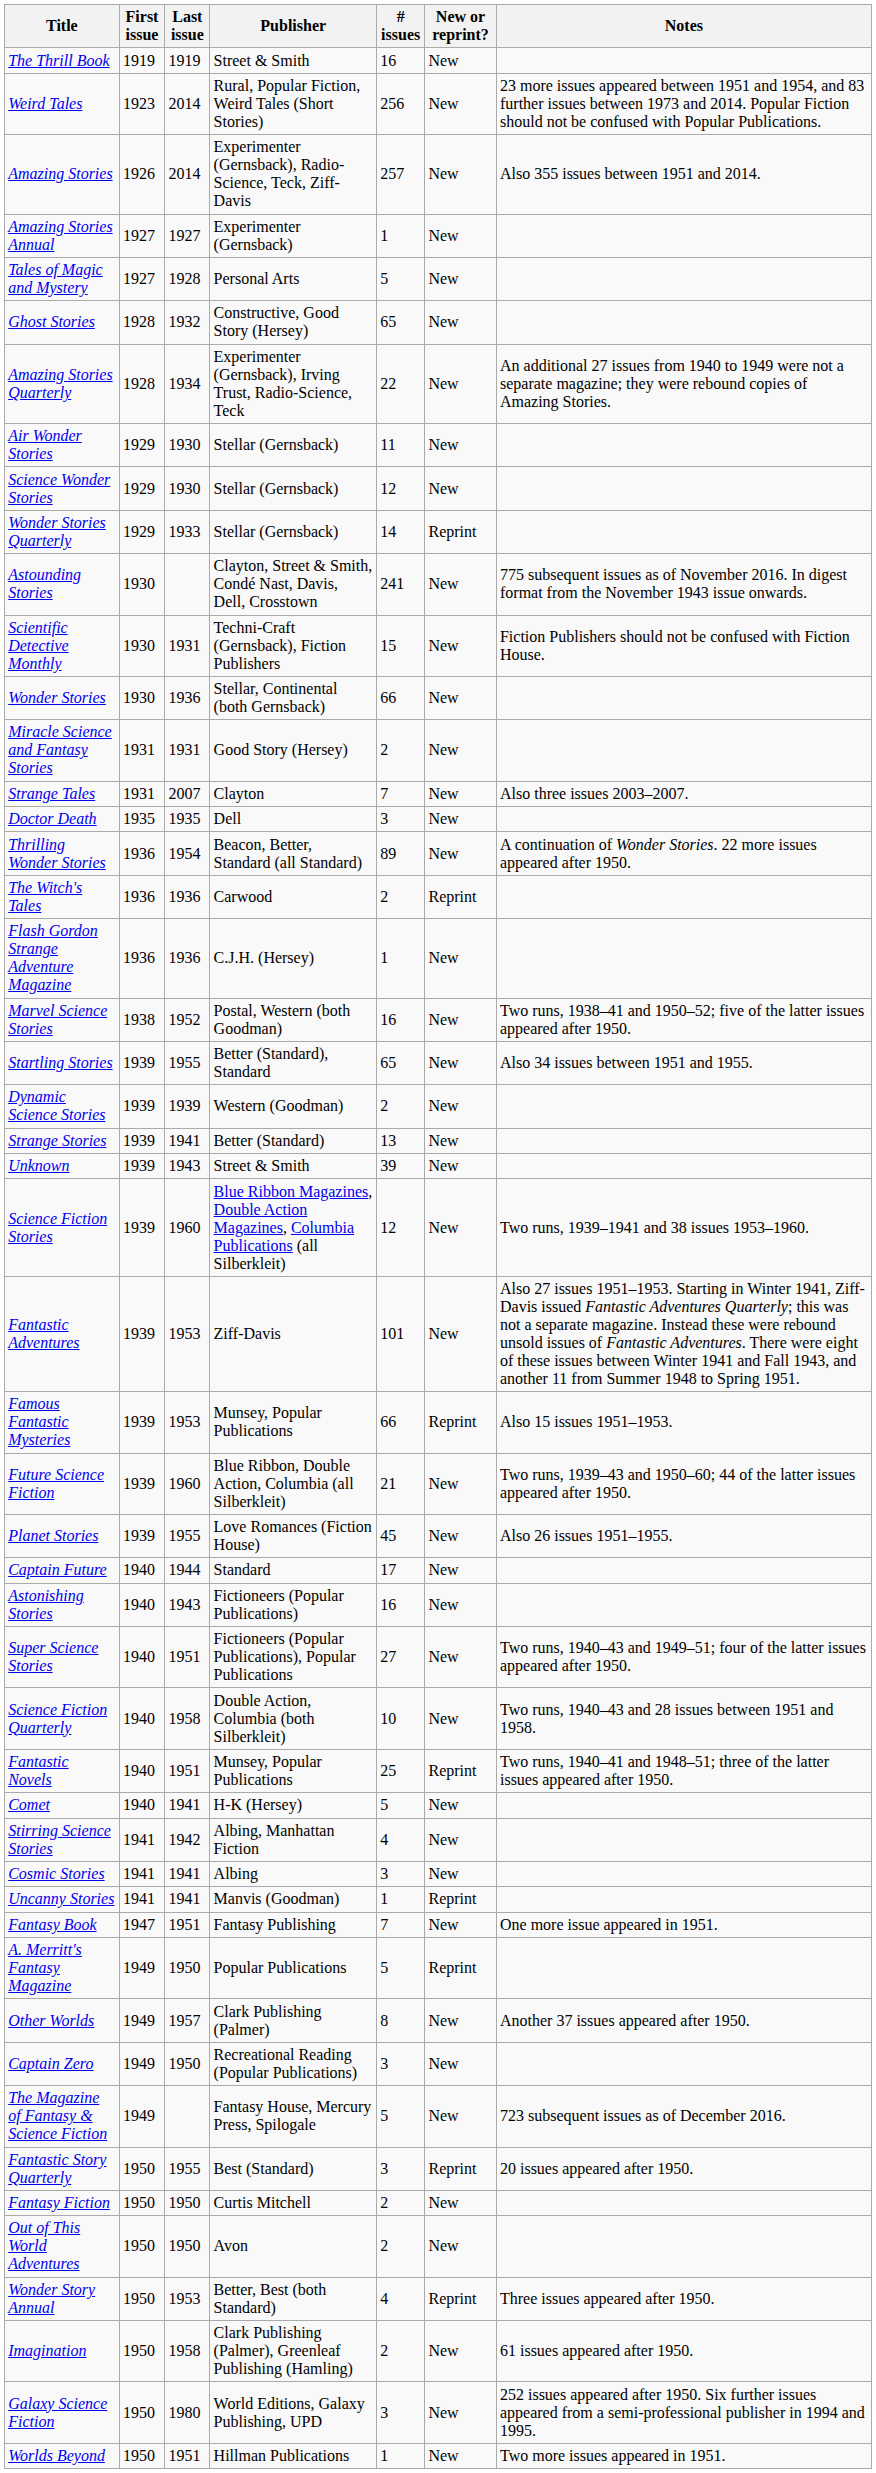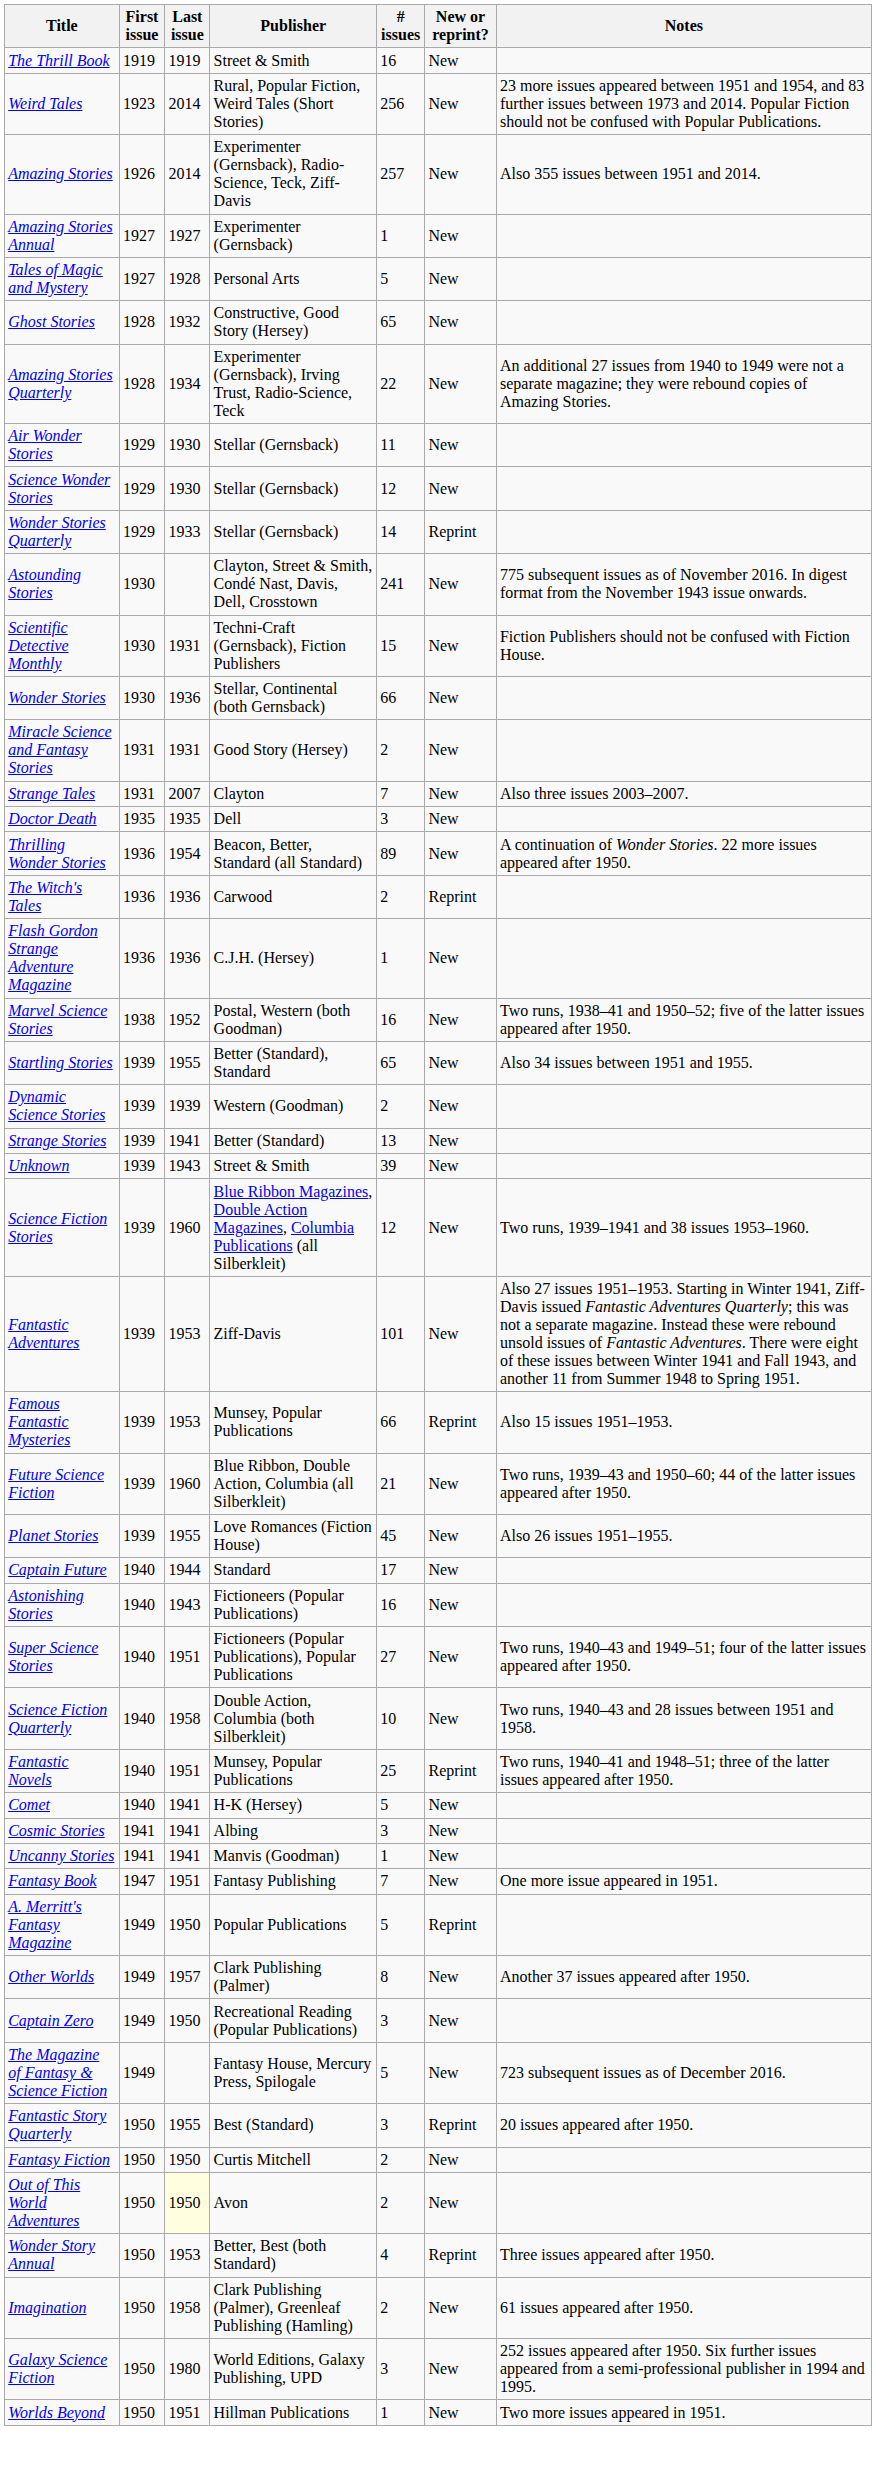- row: (60, 1839)
(452, 1899) Reprint -> (444, 1856) New
(184, 2246) no background -> (184, 2203) lightyellow background
